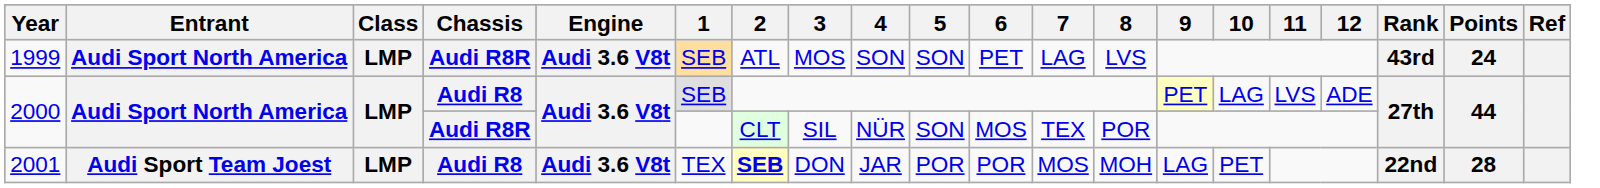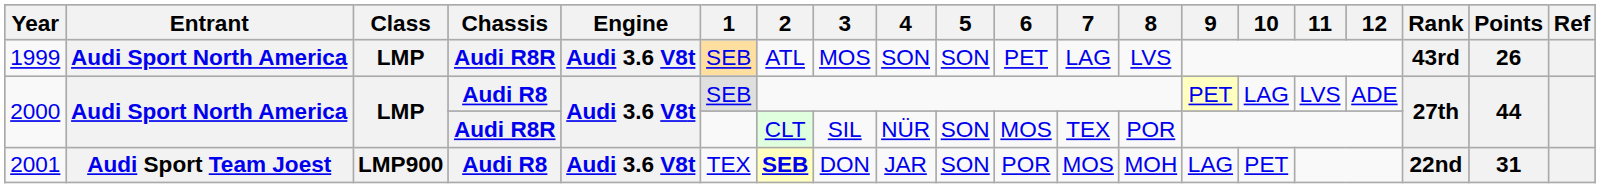(1484, 58) 24 -> (1509, 58) 26
(388, 165) LMP -> (401, 165) LMP900
(940, 165) POR -> (965, 165) SON
(1484, 165) 28 -> (1509, 165) 31
